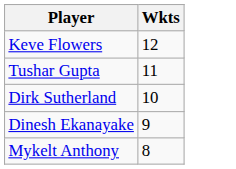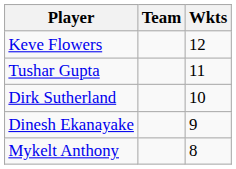+ column: (161, 17)
